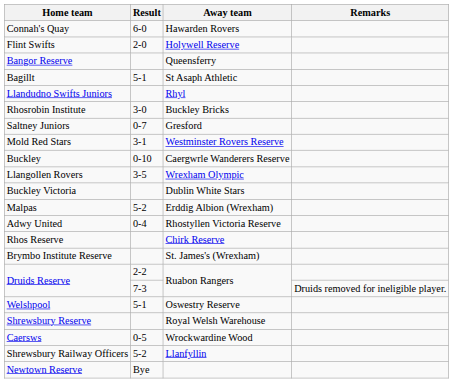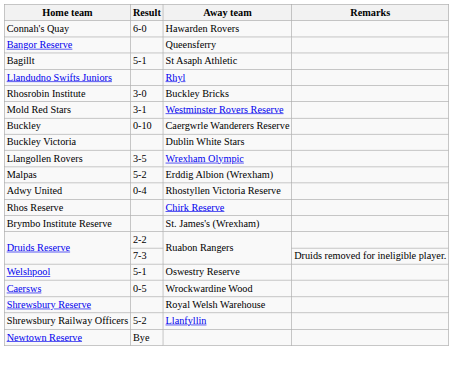- row: (31, 45)
- row: (38, 126)
rows swapped: (41, 191) <-> (45, 175)
rows swapped: (49, 321) <-> (24, 337)
